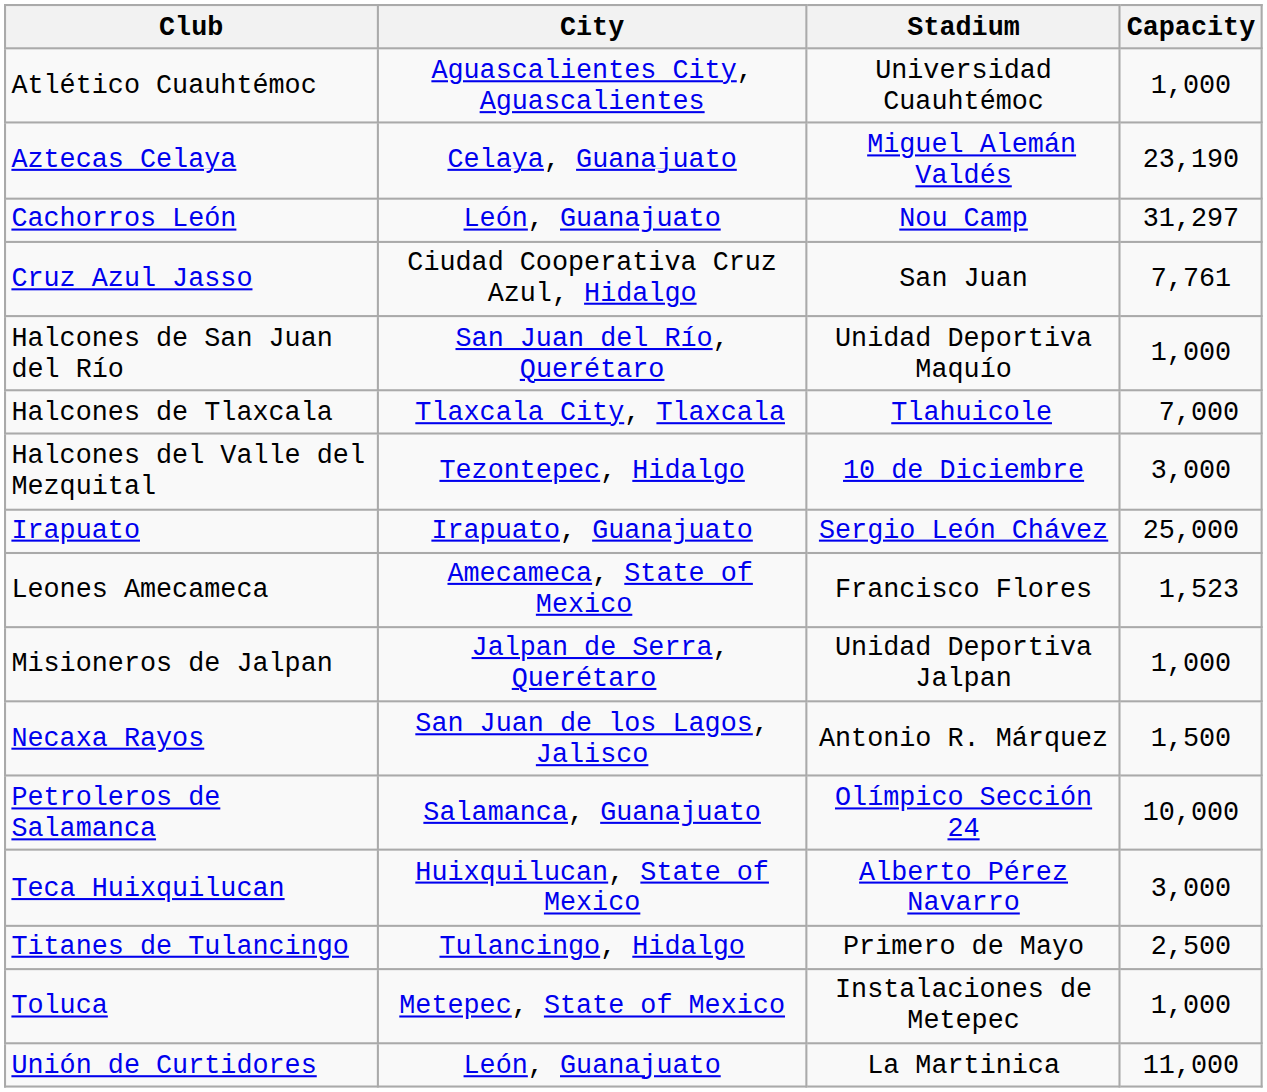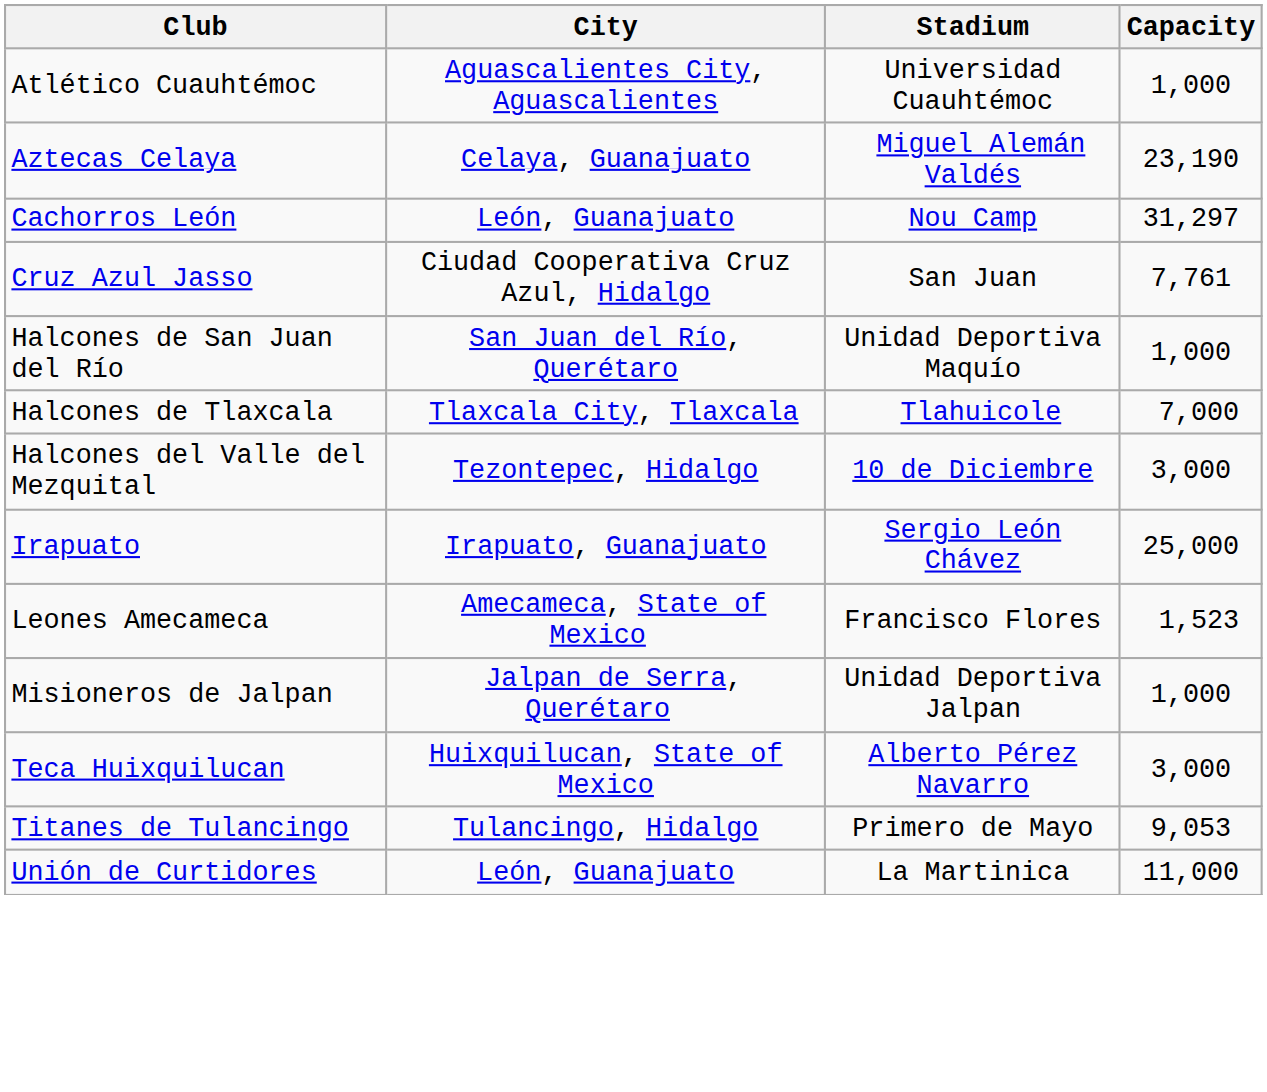- row: (108, 739)
- row: (116, 813)
(1191, 947) 2,500 -> (1191, 829) 9,053
- row: (60, 1006)
